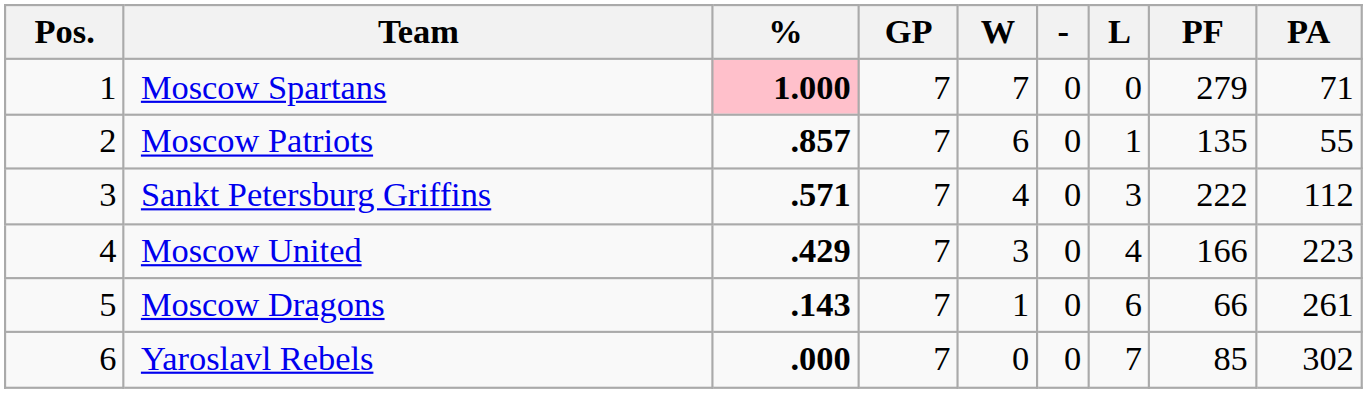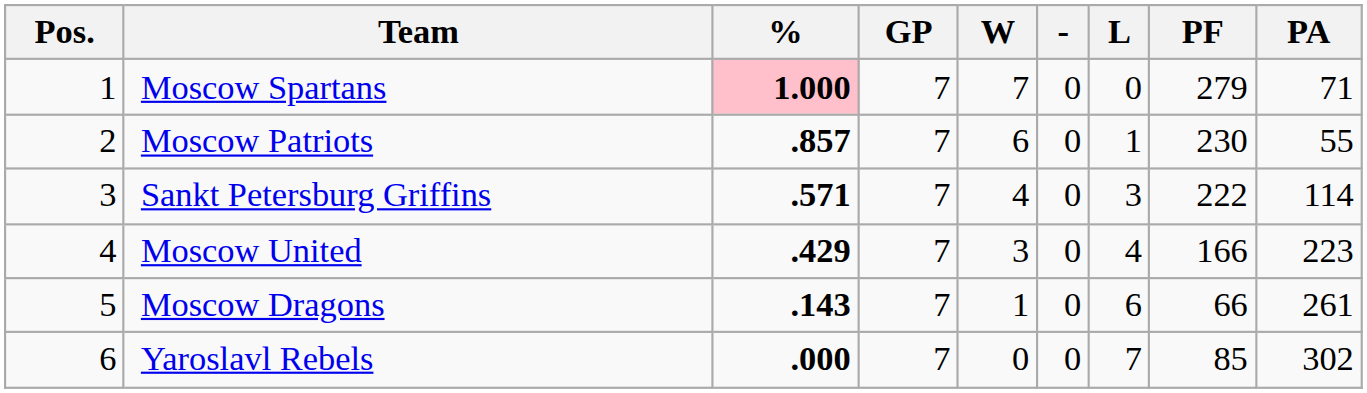(1222, 140) 135 -> (1222, 140) 230
(1329, 195) 112 -> (1329, 195) 114
